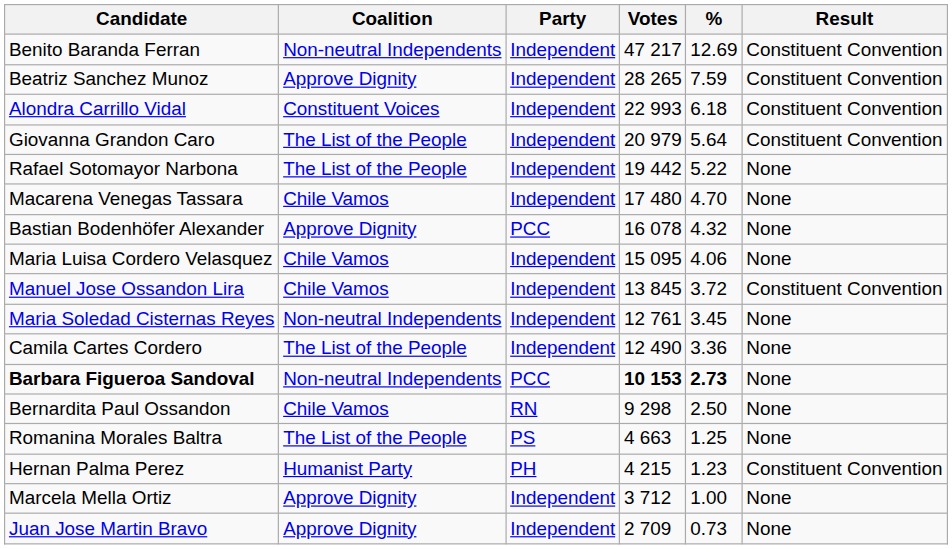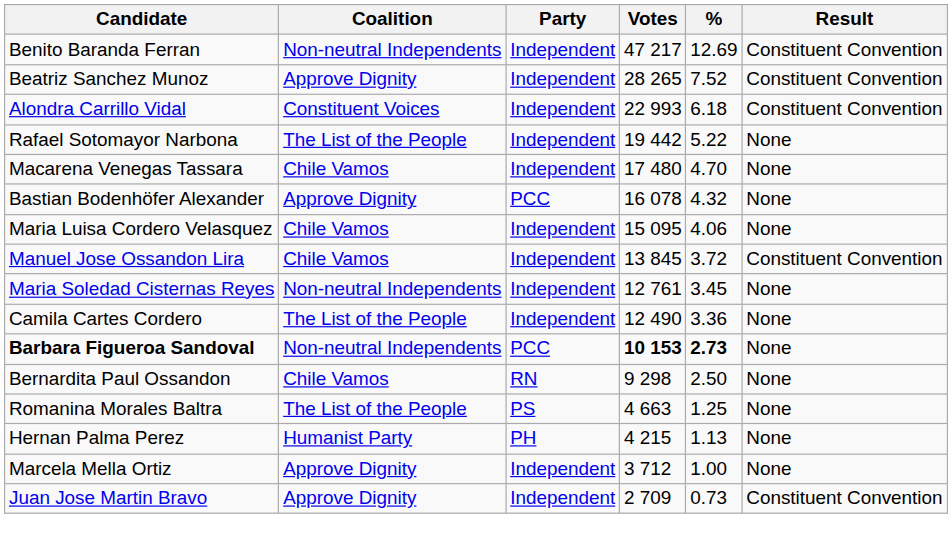(709, 79) 7.59 -> (709, 79) 7.52
- row: (112, 139)
(709, 468) 1.23 -> (709, 438) 1.13
(844, 468) Constituent Convention -> (769, 438) None
(769, 528) None -> (844, 498) Constituent Convention
